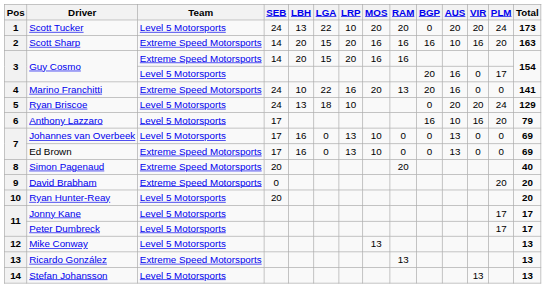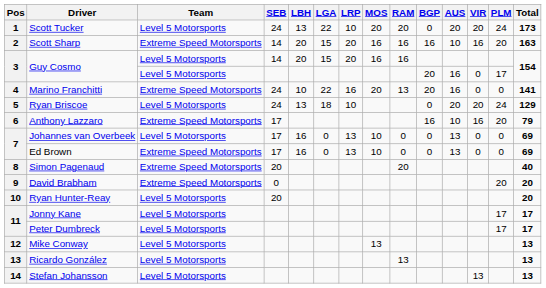(201, 59) Extreme Speed Motorsports -> (183, 59) Level 5 Motorsports
(183, 121) Level 5 Motorsports -> (201, 121) Extreme Speed Motorsports
(201, 260) Extreme Speed Motorsports -> (183, 260) Level 5 Motorsports
